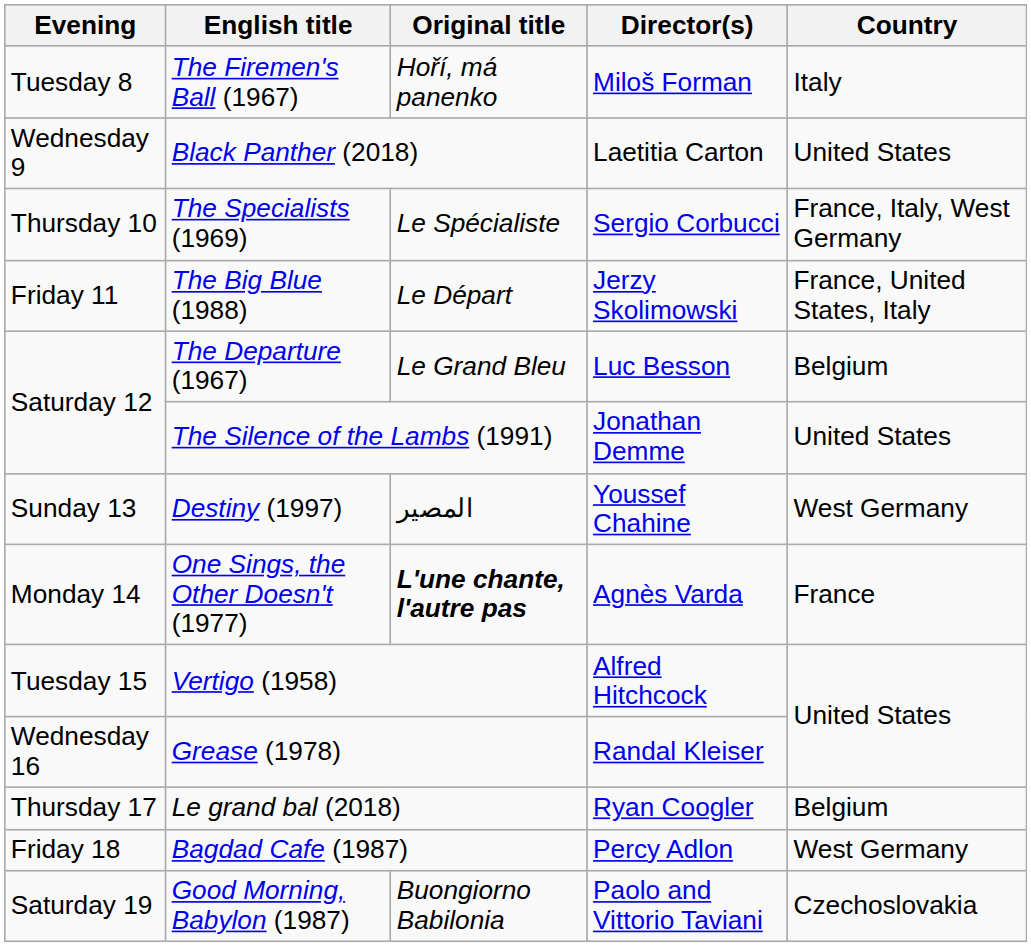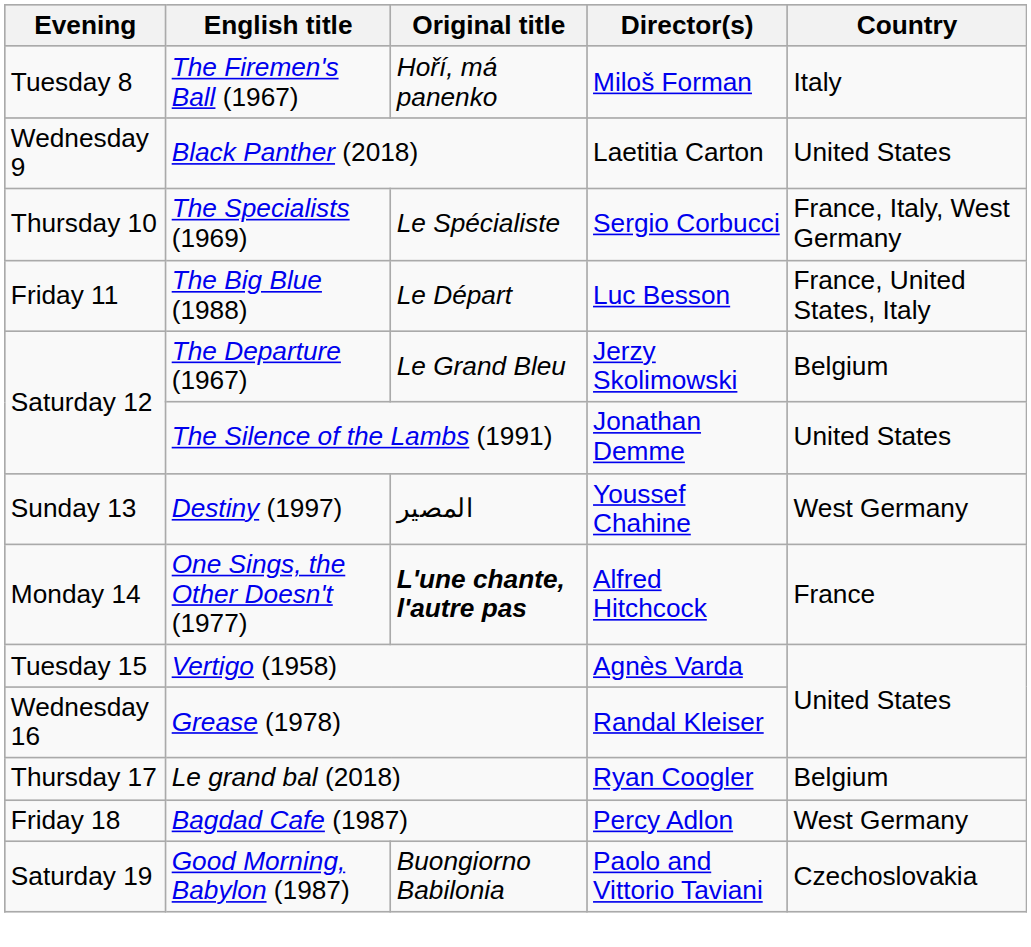(665, 295) Jerzy Skolimowski -> (662, 295) Luc Besson
(662, 366) Luc Besson -> (665, 366) Jerzy Skolimowski
(668, 594) Agnès Varda -> (650, 594) Alfred Hitchcock
(650, 680) Alfred Hitchcock -> (668, 665) Agnès Varda
